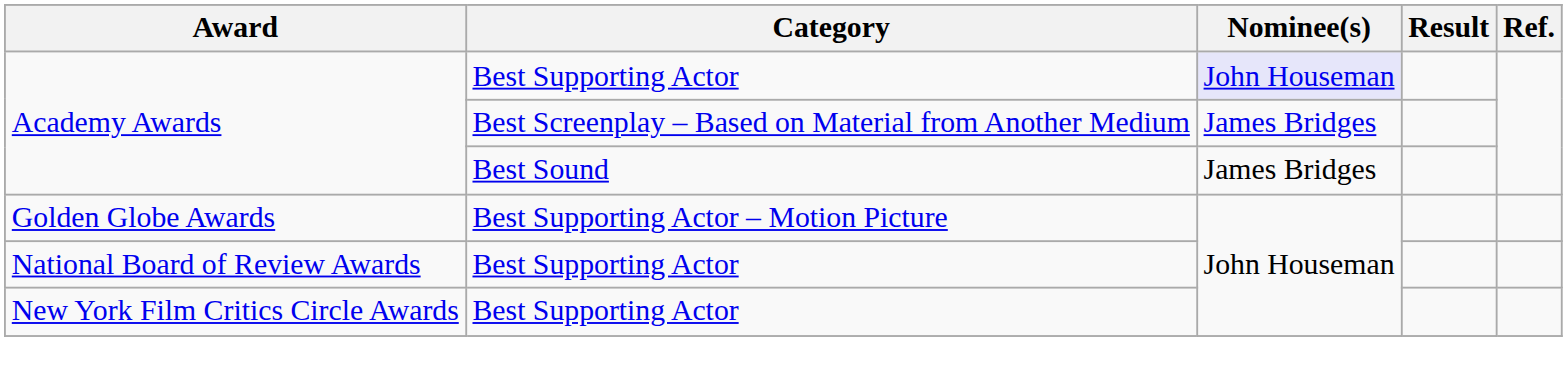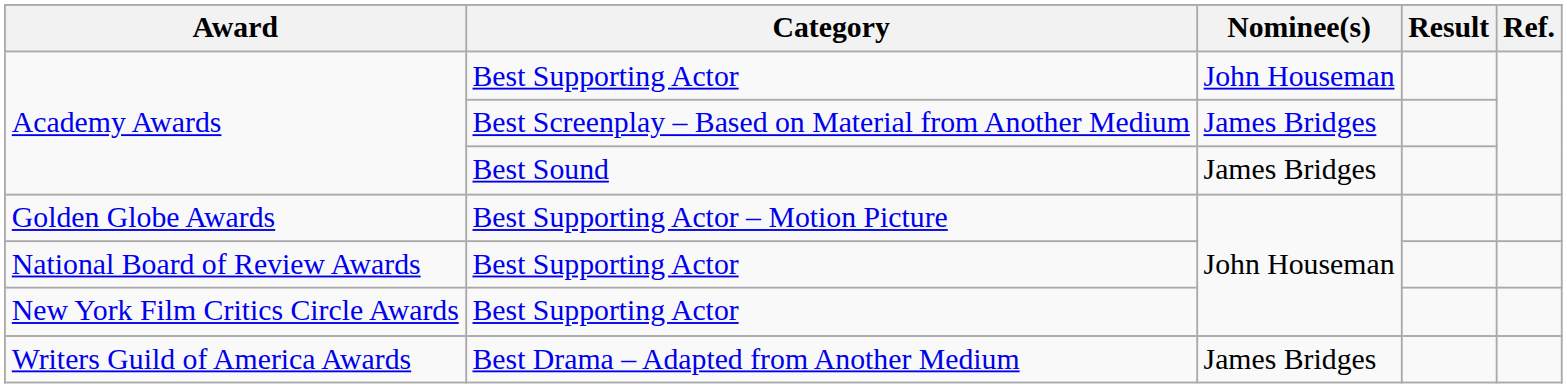(1299, 75) lavender background -> (1299, 75) no background
+ row: (211, 358)
